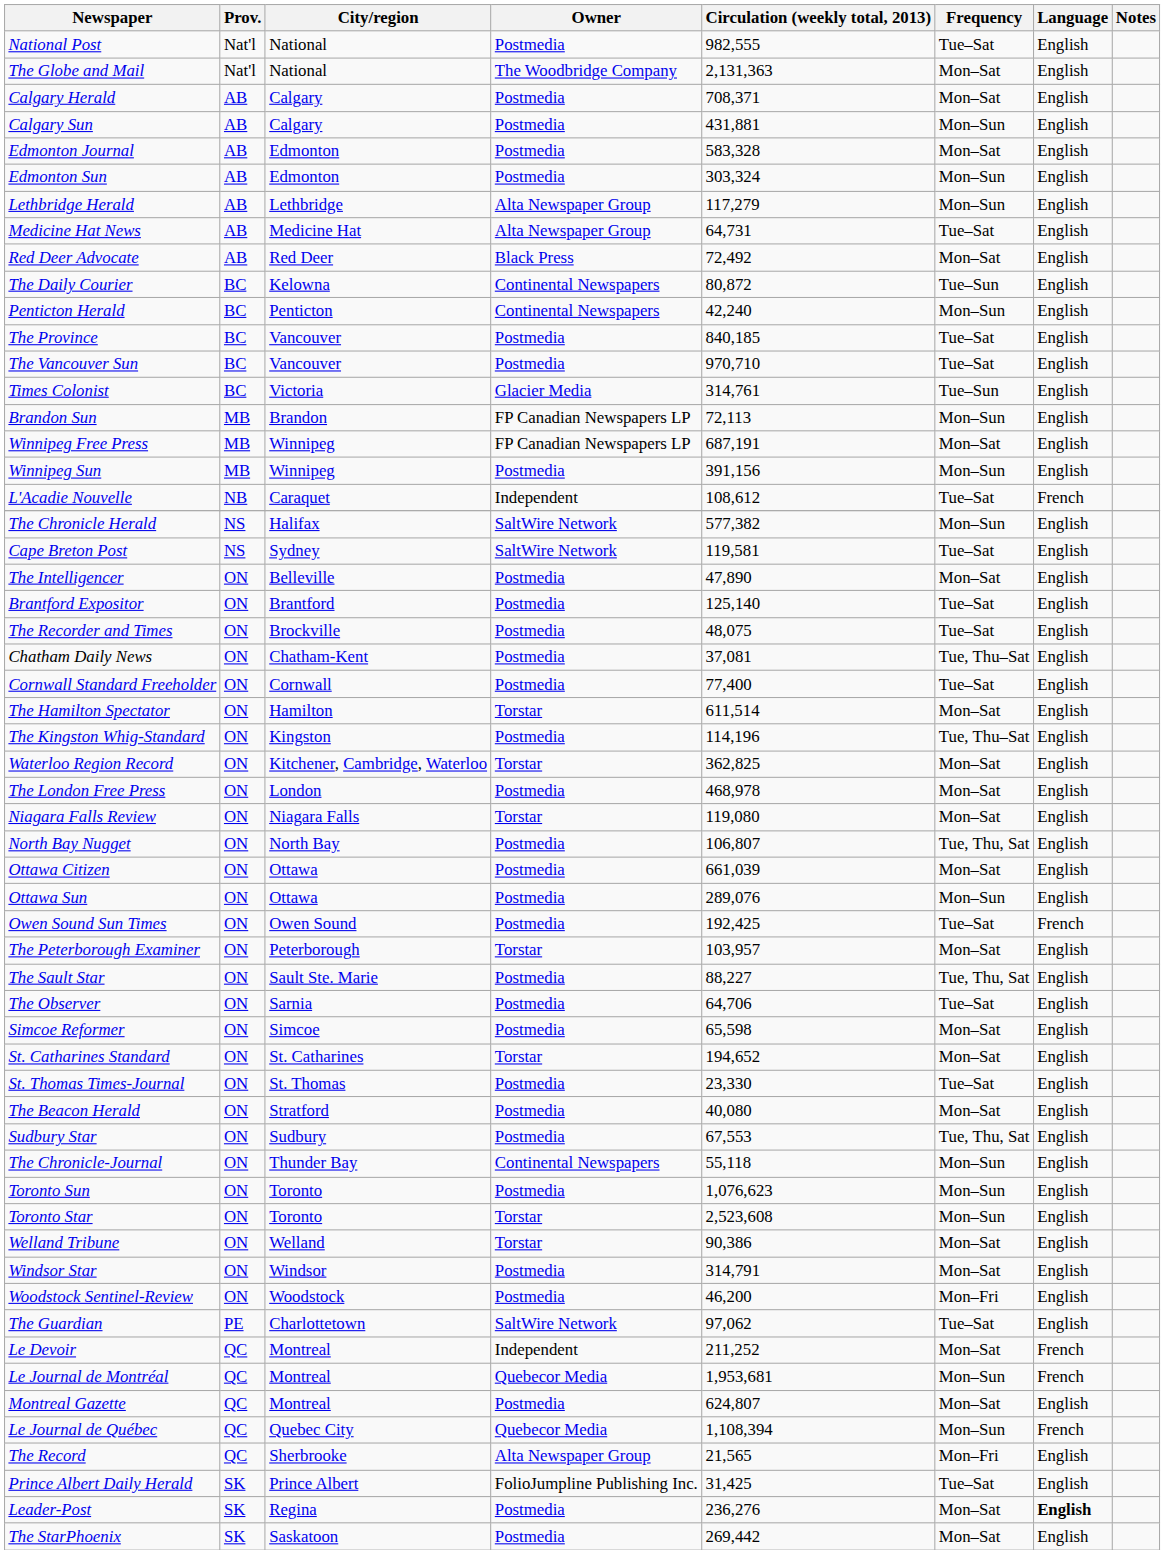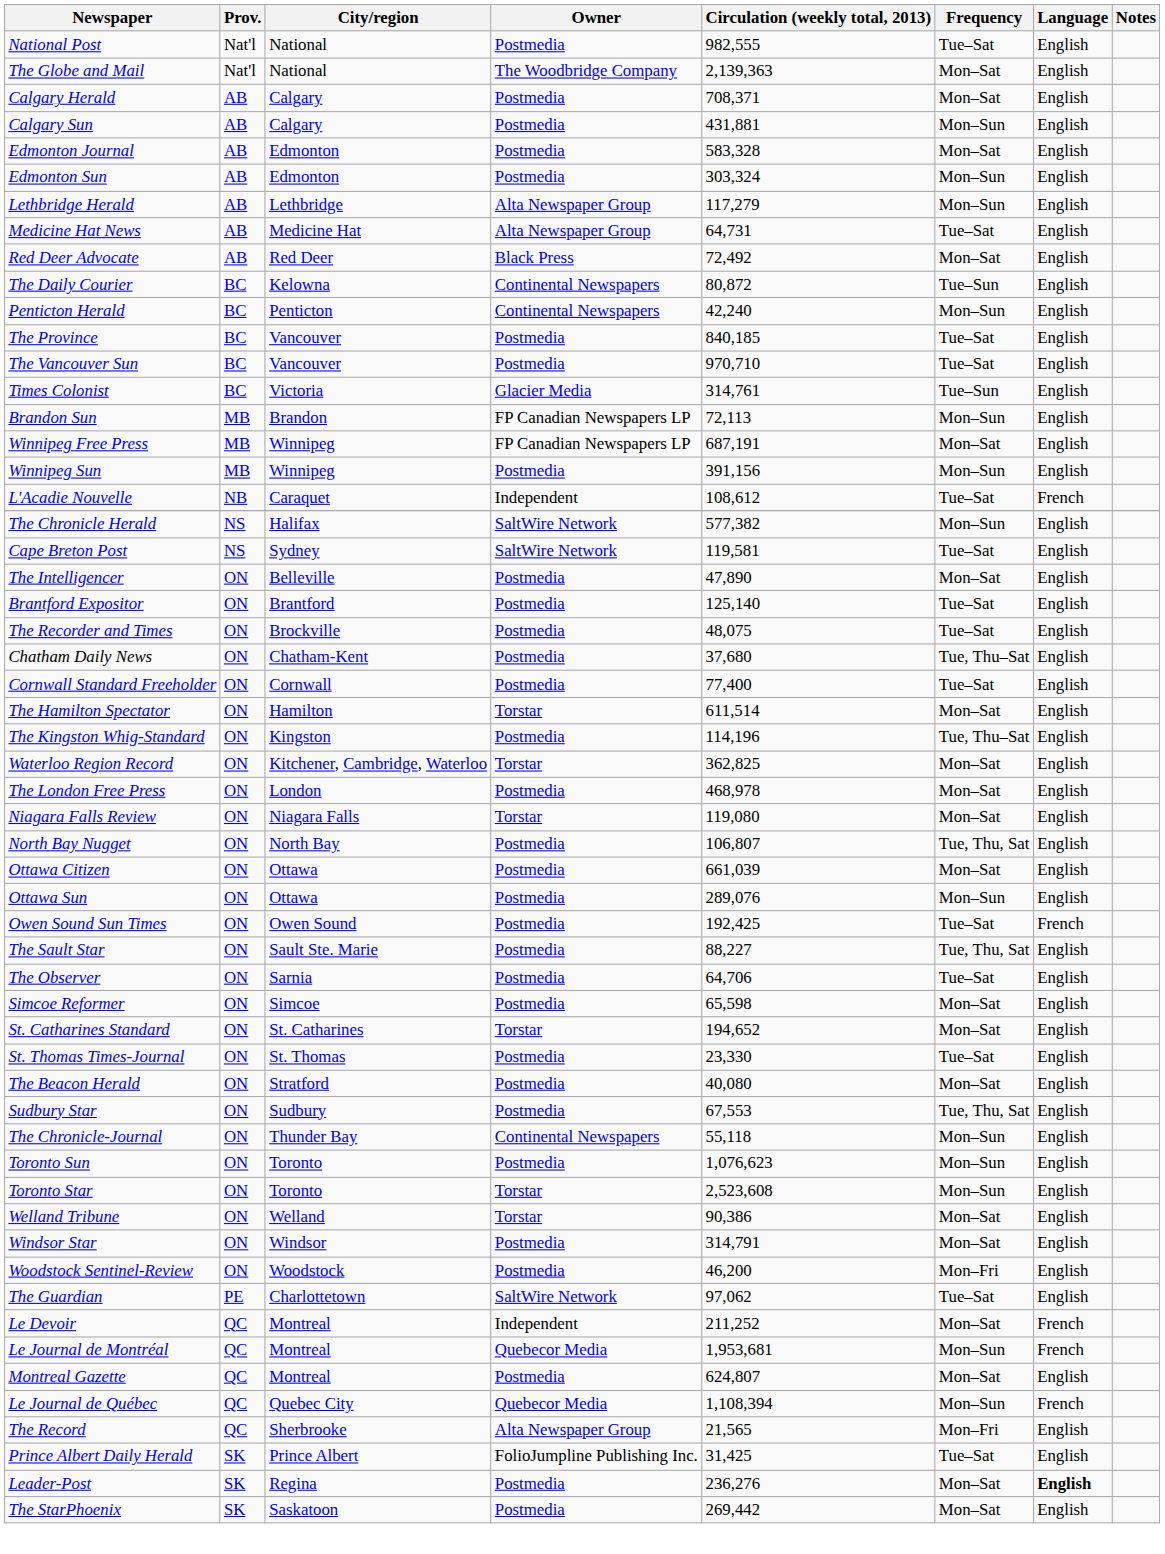(739, 71) 2,131,363 -> (739, 71) 2,139,363
(729, 657) 37,081 -> (729, 657) 37,680
- row: (104, 950)
